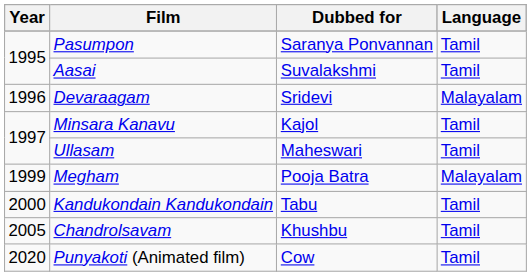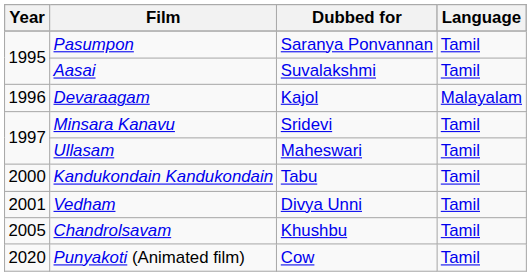(306, 97) Sridevi -> (299, 97) Kajol
(299, 124) Kajol -> (306, 124) Sridevi
- row: (86, 177)
+ row: (84, 204)
